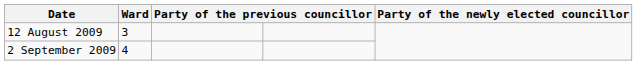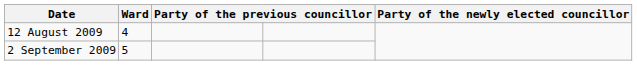(125, 32) 3 -> (125, 32) 4
(125, 51) 4 -> (125, 51) 5
